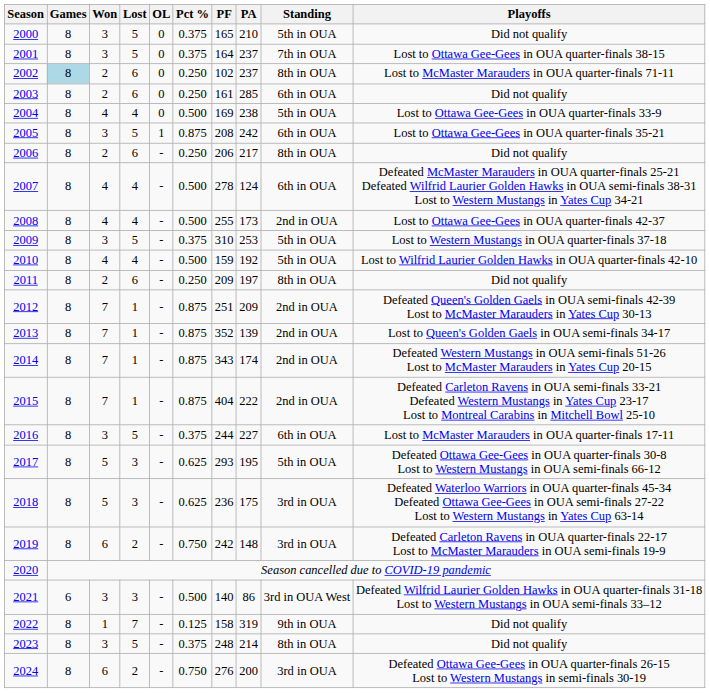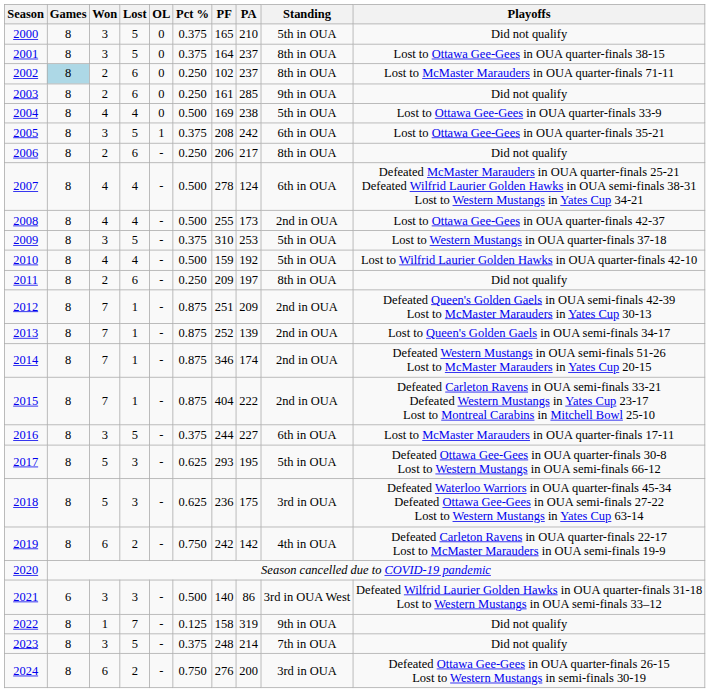(307, 53) 7th in OUA -> (307, 53) 8th in OUA
(307, 93) 6th in OUA -> (307, 93) 9th in OUA
(193, 133) 0.875 -> (193, 133) 0.375
(224, 333) 352 -> (224, 333) 252
(224, 360) 343 -> (224, 360) 346
(249, 543) 148 -> (249, 543) 142
(307, 543) 3rd in OUA -> (307, 543) 4th in OUA
(307, 643) 8th in OUA -> (307, 643) 7th in OUA
